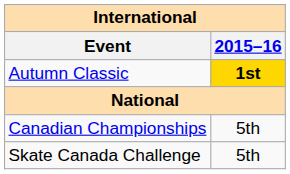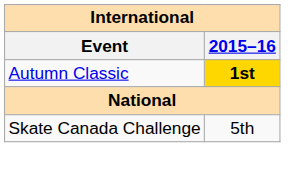- row: (107, 127)
